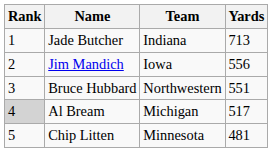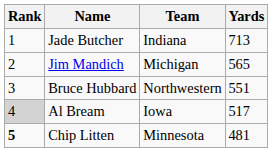(158, 64) Iowa -> (171, 64) Michigan
(239, 64) 556 -> (239, 64) 565
(171, 111) Michigan -> (158, 111) Iowa
(11, 135) normal -> (11, 135) bold
